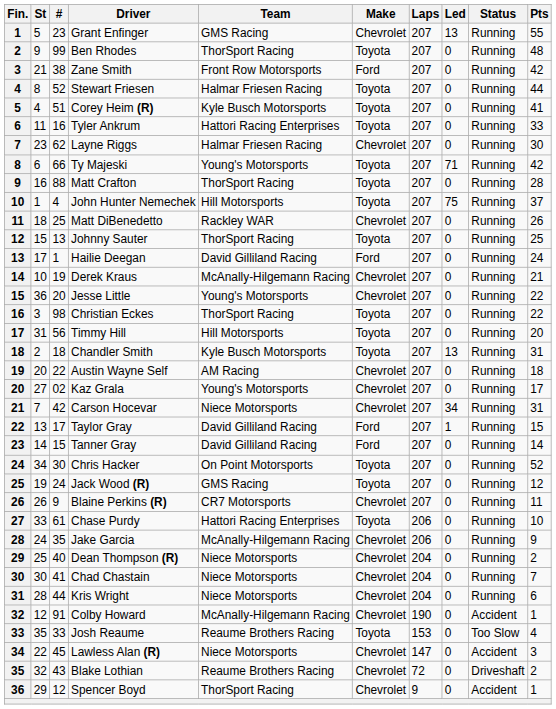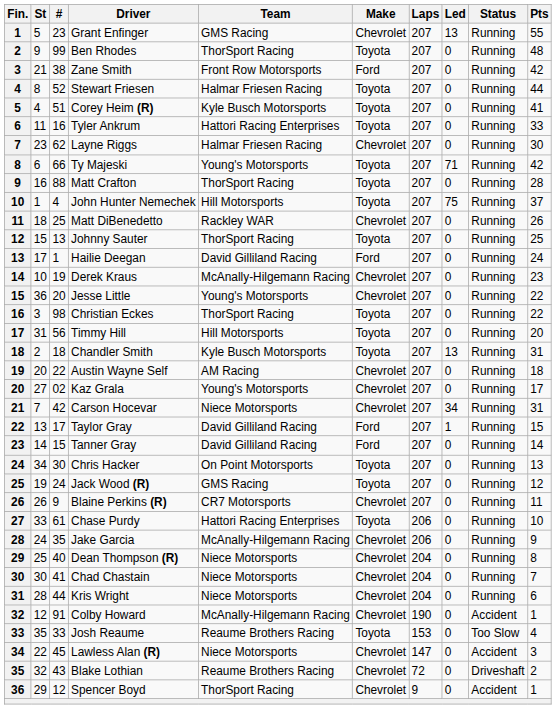(537, 277) 21 -> (537, 277) 23
(537, 464) 52 -> (537, 464) 13
(533, 558) 2 -> (533, 558) 8
